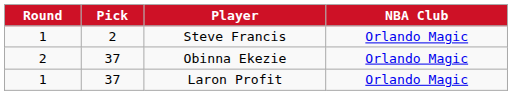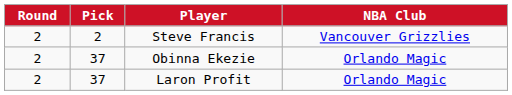(43, 37) 1 -> (37, 37) 2
(417, 37) Orlando Magic -> (395, 37) Vancouver Grizzlies
(43, 79) 1 -> (37, 79) 2
